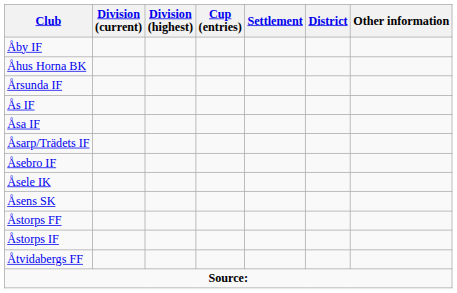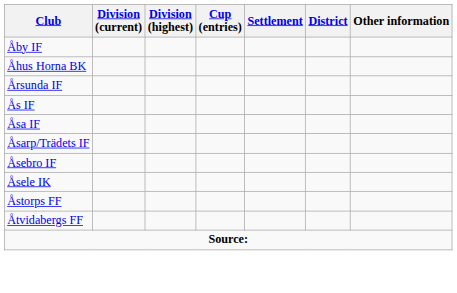- row: (31, 201)
- row: (33, 239)
